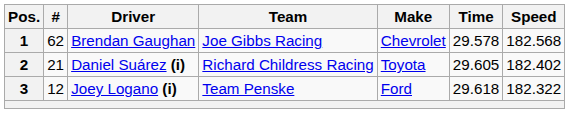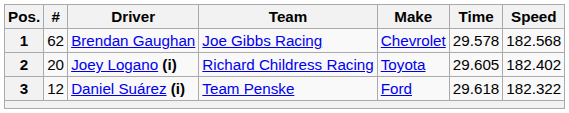(56, 65) 21 -> (56, 65) 20
(128, 65) Daniel Suárez (i) -> (124, 65) Joey Logano (i)
(124, 89) Joey Logano (i) -> (128, 89) Daniel Suárez (i)
